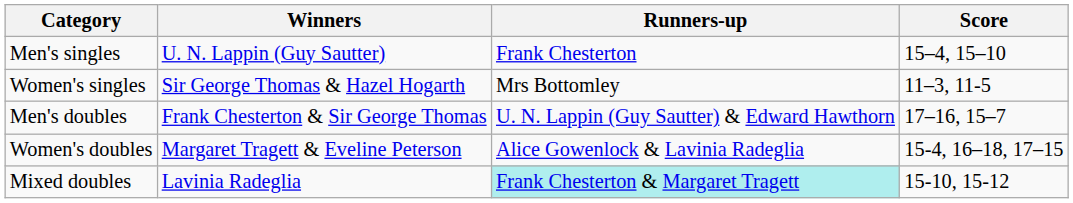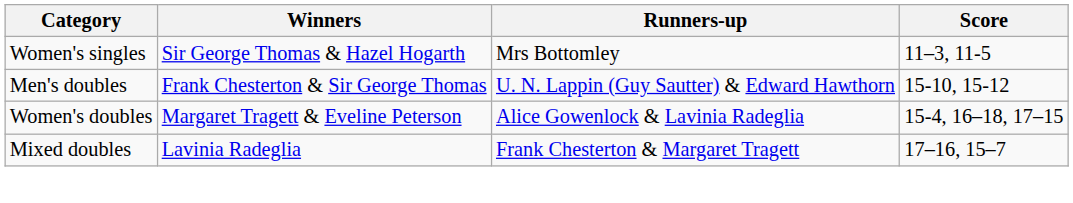- row: (65, 52)
(955, 117) 17–16, 15–7 -> (957, 85) 15-10, 15-12
(648, 181) paleturquoise background -> (648, 149) no background
(957, 181) 15-10, 15-12 -> (955, 149) 17–16, 15–7
